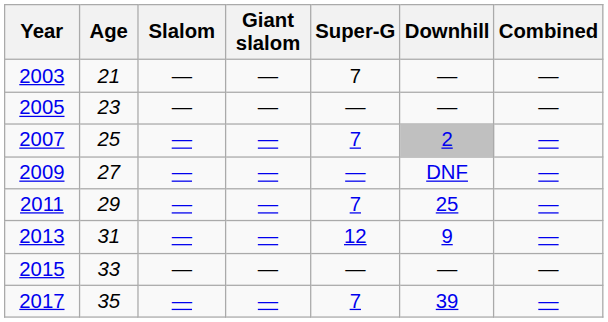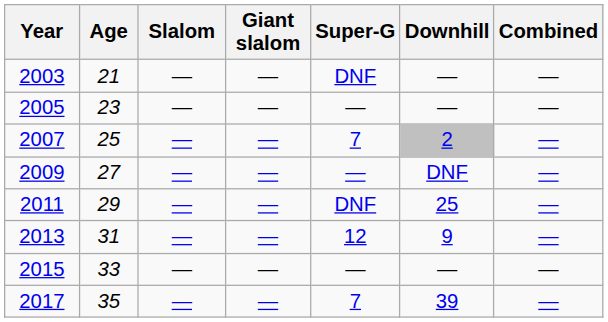(355, 75) 7 -> (355, 75) DNF
(355, 204) 7 -> (355, 204) DNF
